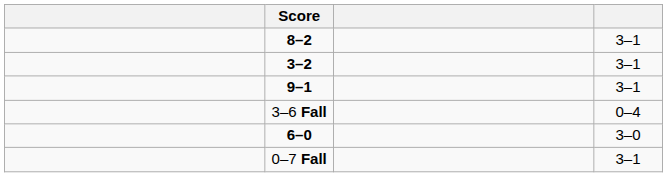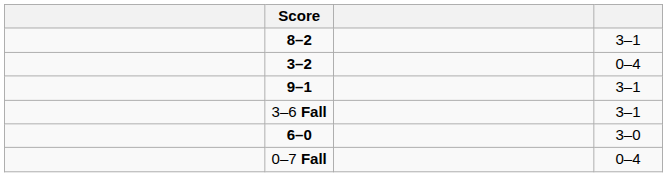(628, 64) 3–1 -> (628, 64) 0–4
(628, 111) 0–4 -> (628, 111) 3–1
(628, 159) 3–1 -> (628, 159) 0–4
